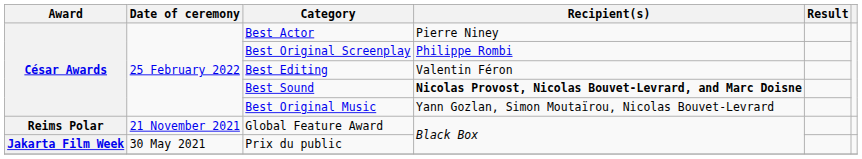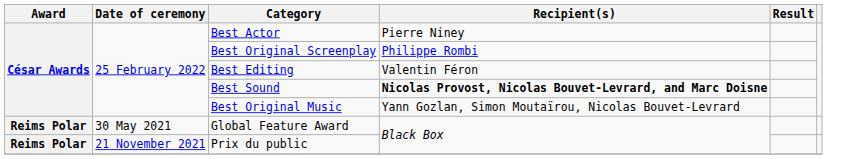(185, 126) 21 November 2021 -> (133, 126) 30 May 2021
(66, 144) Jakarta Film Week -> (48, 144) Reims Polar
(168, 144) 30 May 2021 -> (150, 144) 21 November 2021
